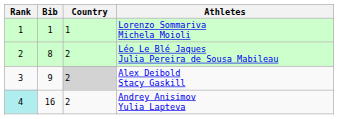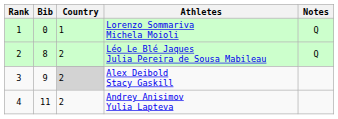+ column: (316, 11)
(50, 30) 1 -> (45, 30) 0
(21, 102) paleturquoise background -> (19, 102) no background
(50, 102) 16 -> (45, 102) 11
